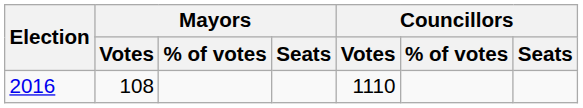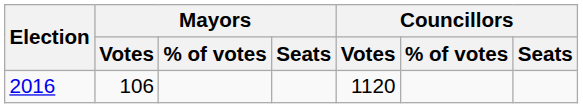(137, 86) 108 -> (137, 86) 106
(374, 86) 1110 -> (373, 86) 1120
